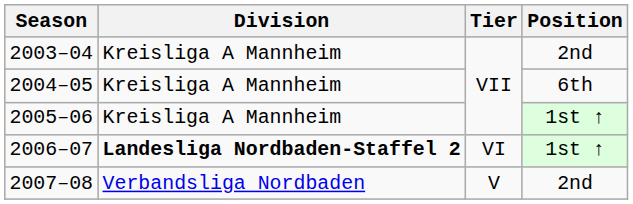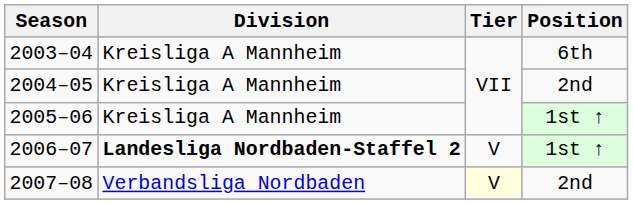(575, 53) 2nd -> (575, 53) 6th
(575, 86) 6th -> (575, 86) 2nd
(494, 151) VI -> (494, 151) V
(494, 183) no background -> (494, 183) lightyellow background
